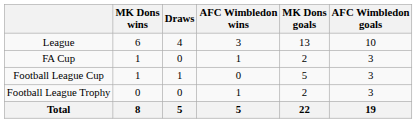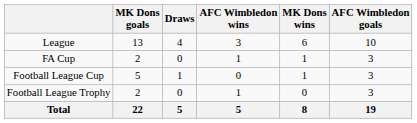columns swapped: (138, 19) <-> (304, 19)
